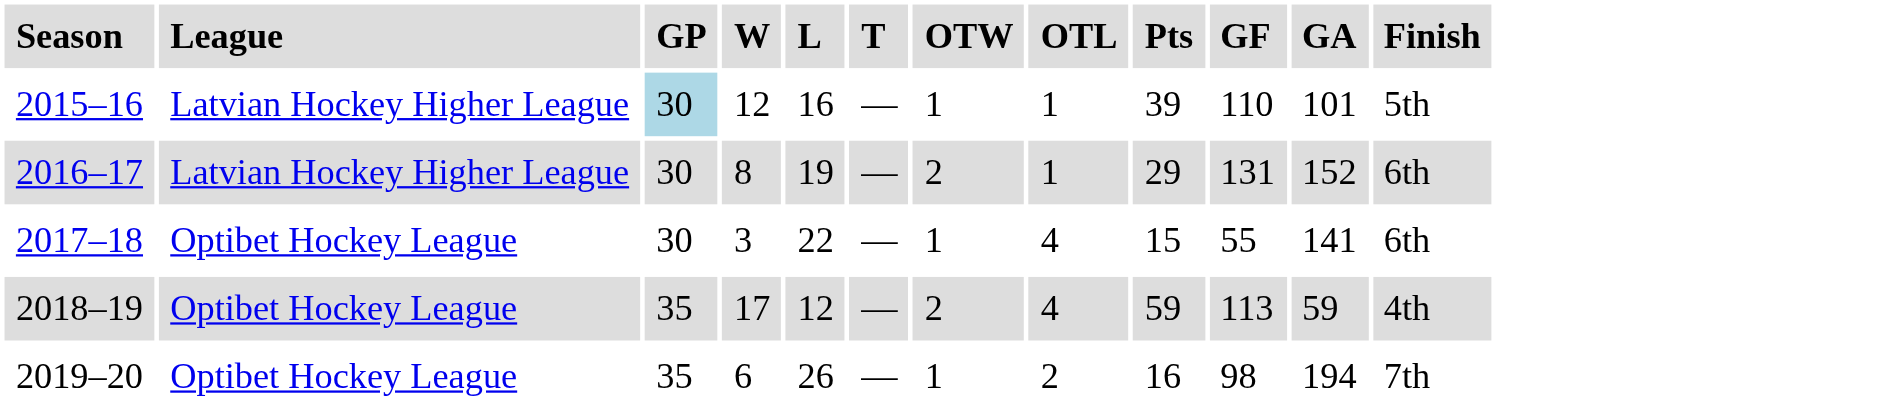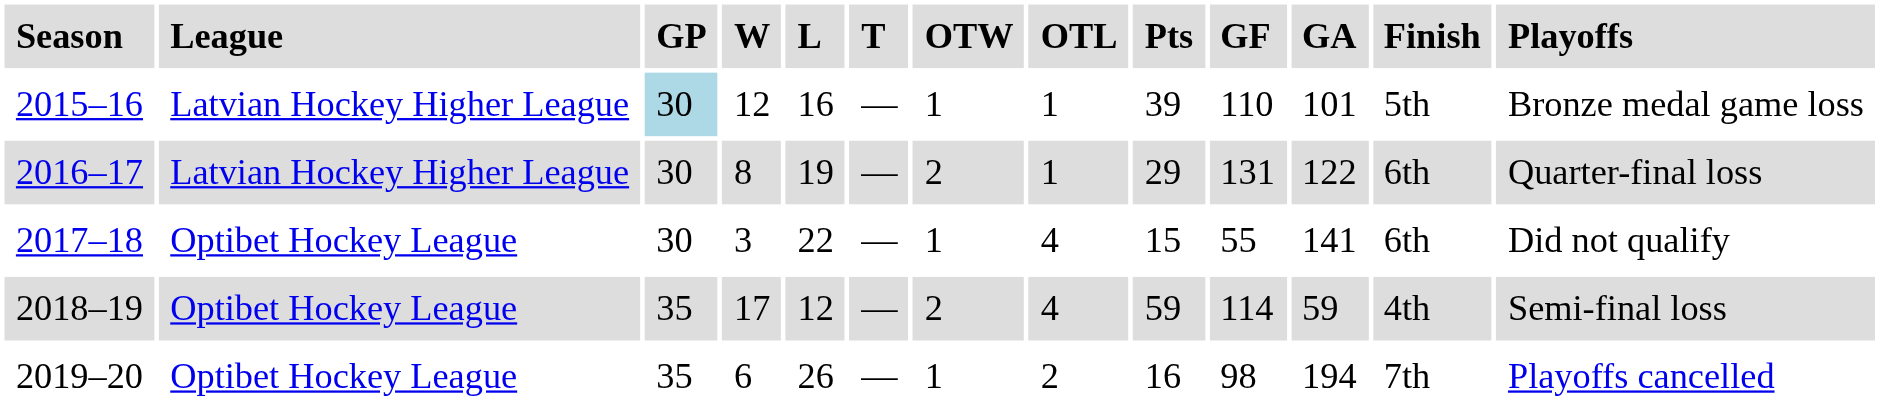+ column: (1571, 35)
(1329, 171) 152 -> (1329, 171) 122
(1247, 308) 113 -> (1247, 308) 114
